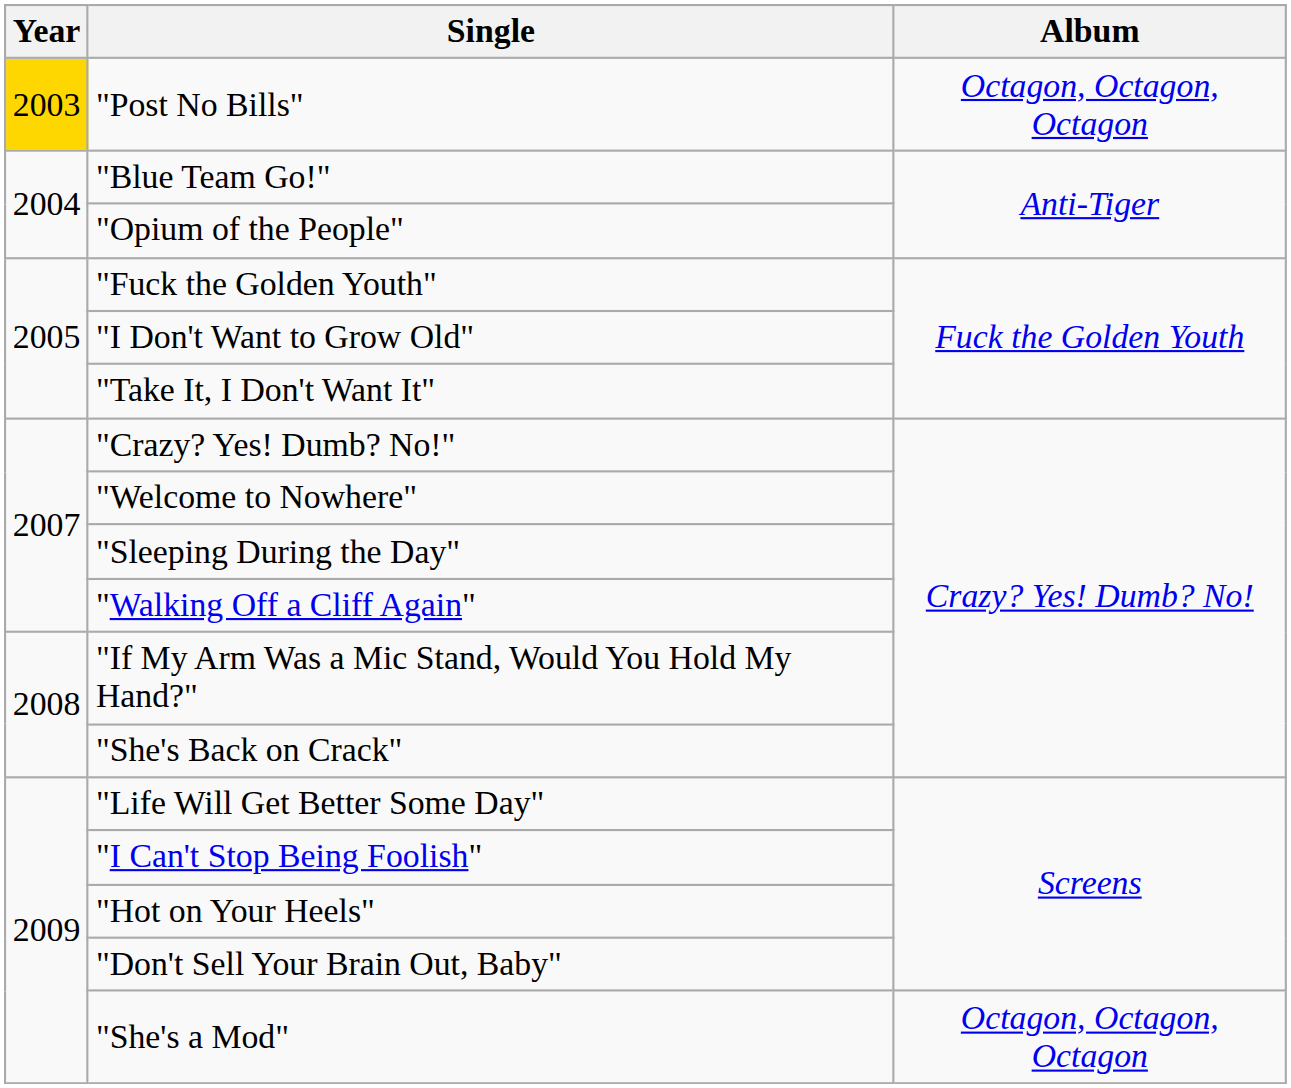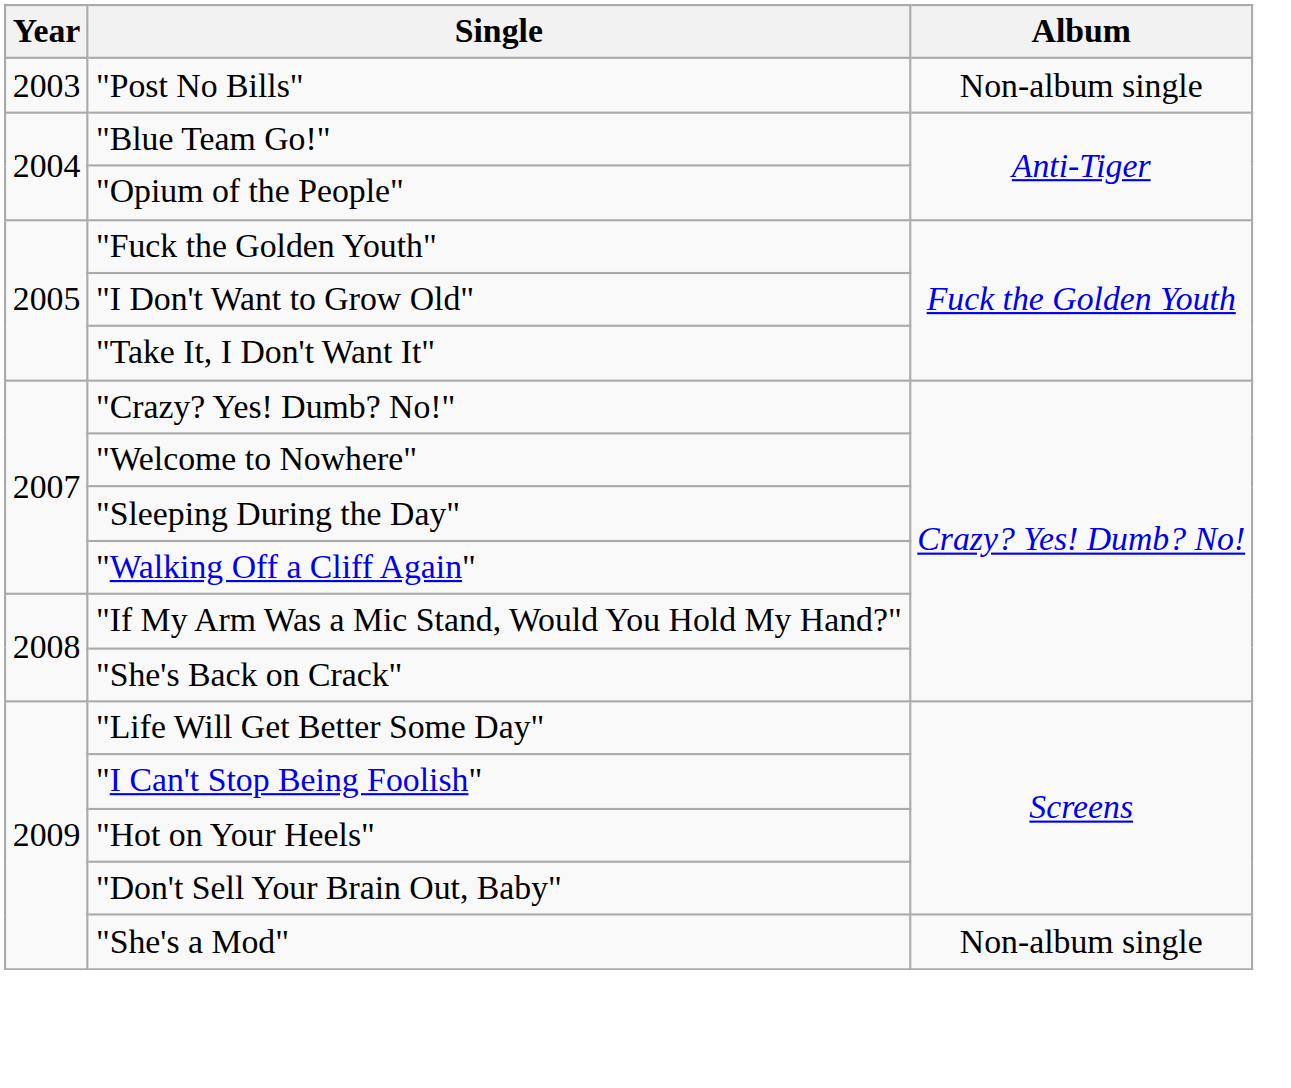(47, 103) gold background -> (47, 84) no background
(1090, 103) Octagon, Octagon, Octagon -> (1081, 84) Non-album single
(1090, 1036) Octagon, Octagon, Octagon -> (1081, 941) Non-album single
